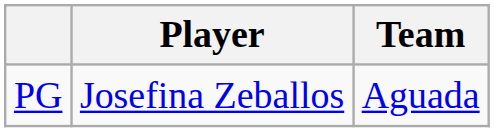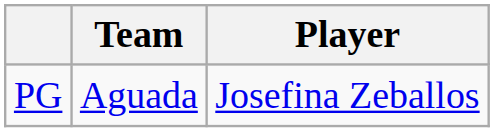columns swapped: (212, 34) <-> (421, 34)
